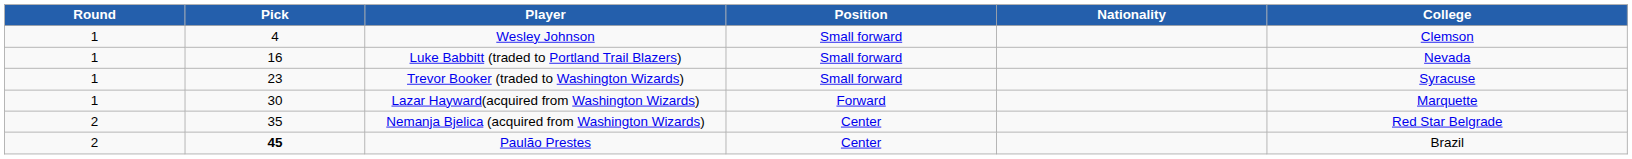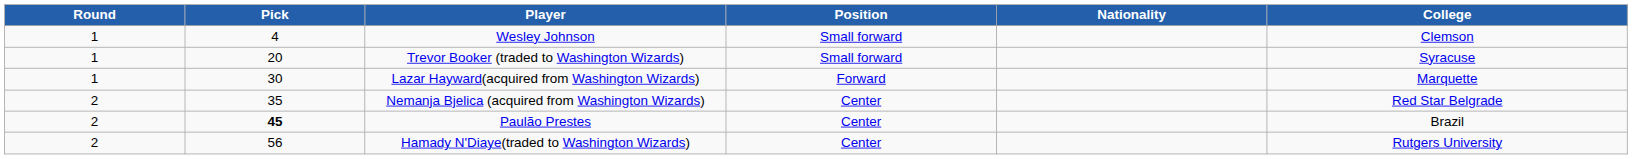- row: (545, 57)
(275, 79) 23 -> (275, 57) 20
+ row: (545, 143)
